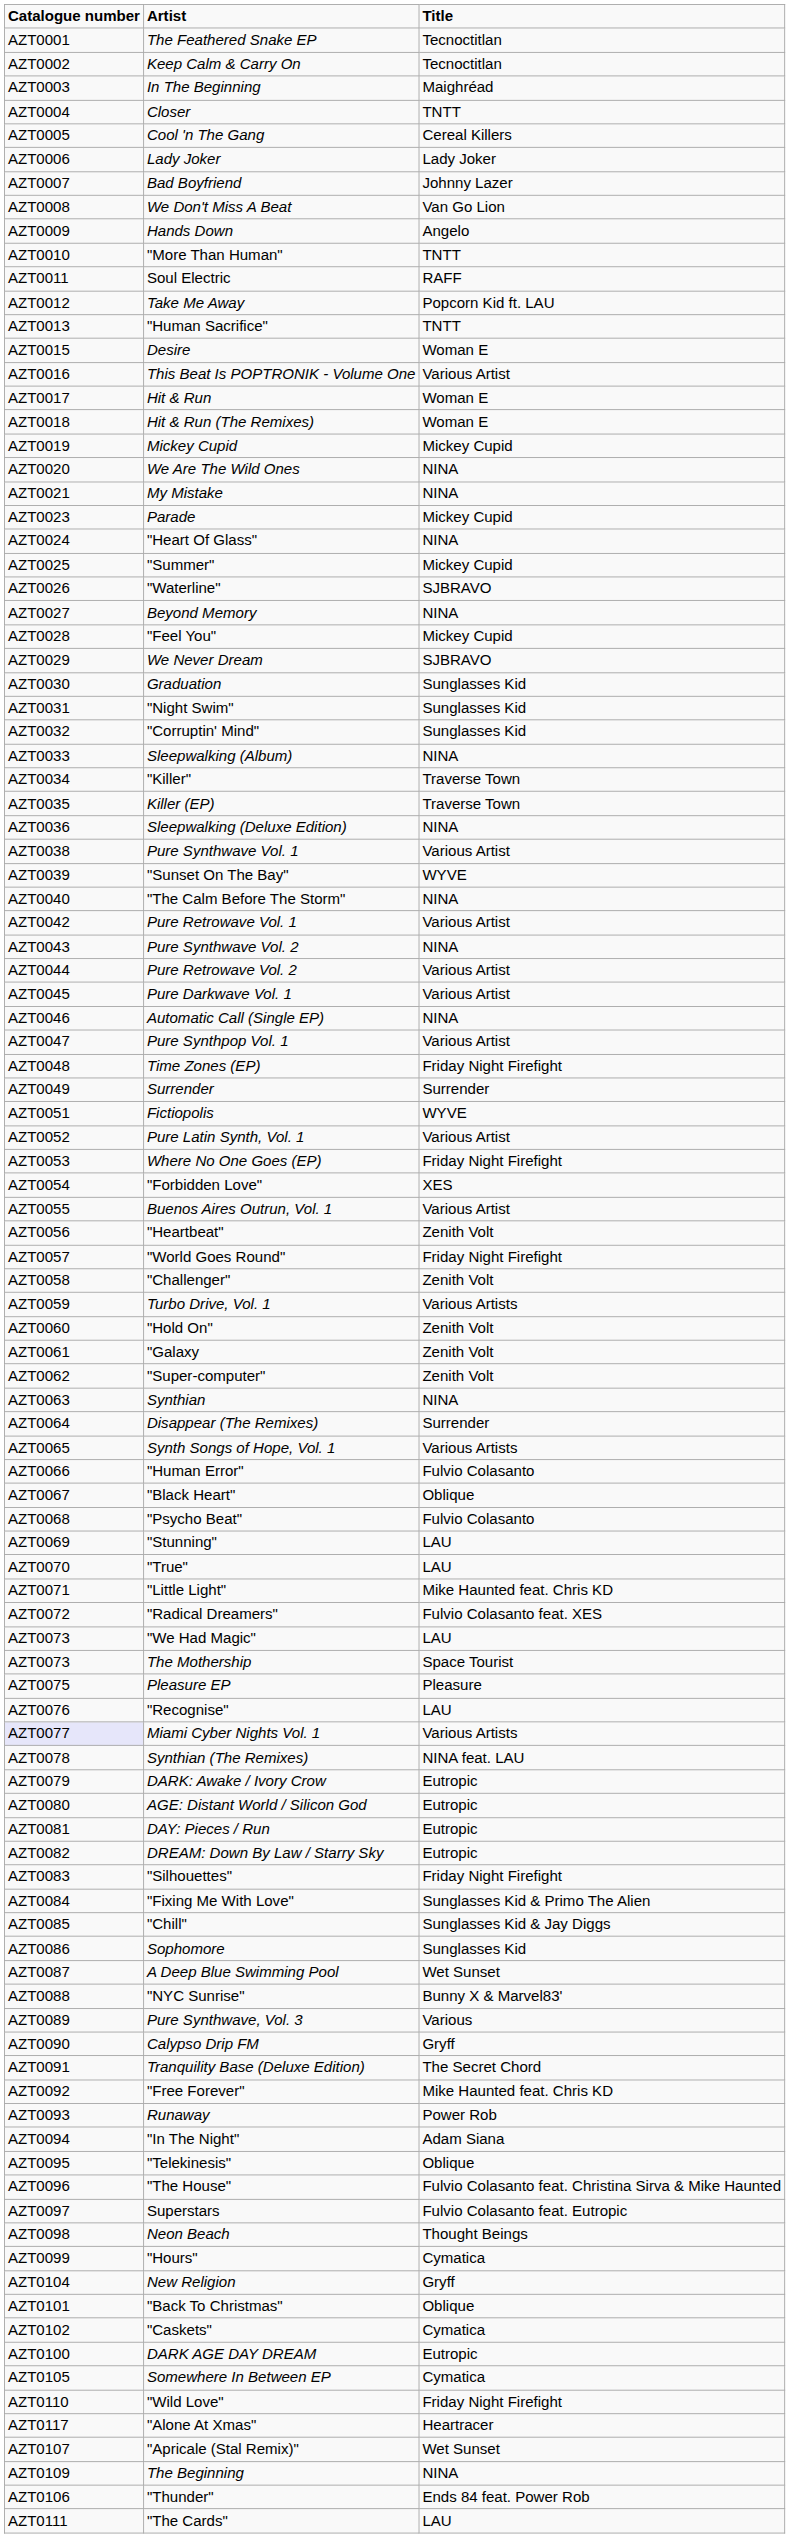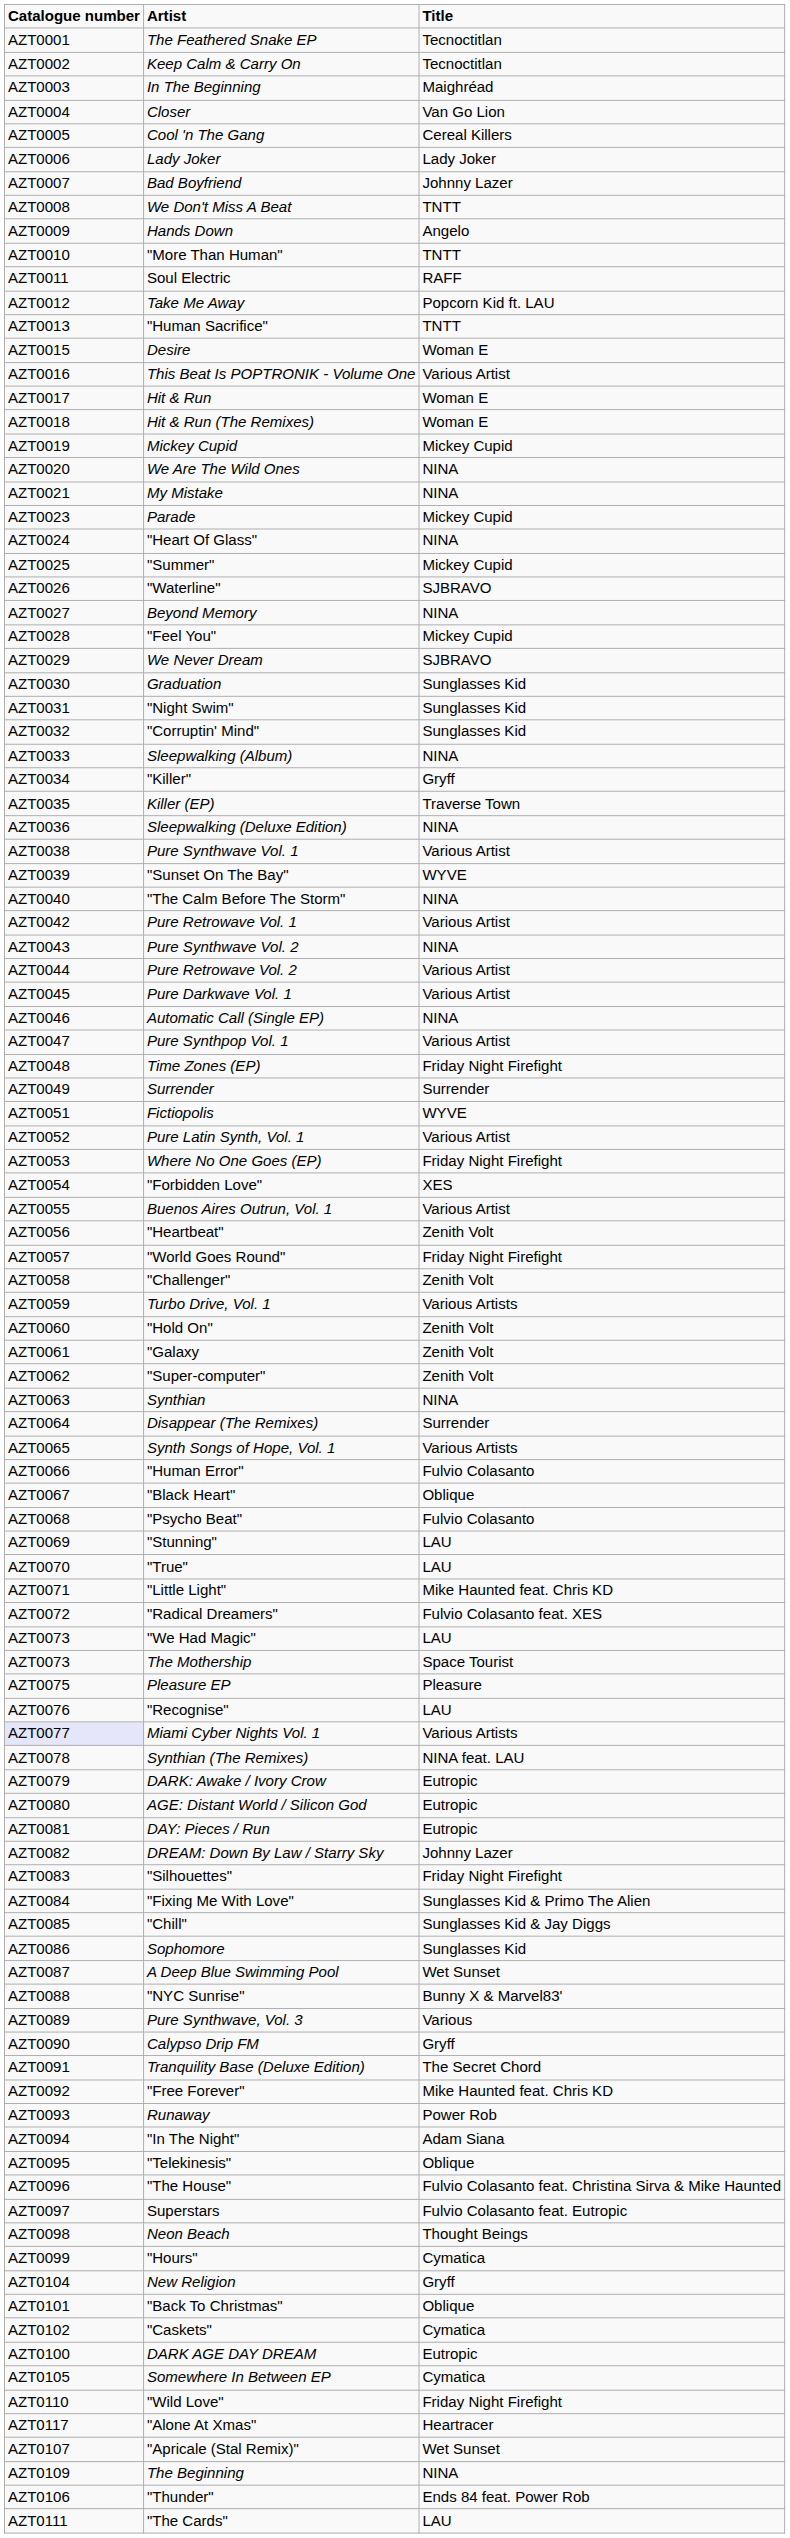(442, 111) TNTT -> (464, 111) Van Go Lion
(464, 207) Van Go Lion -> (442, 207) TNTT
(471, 779) Traverse Town -> (439, 779) Gryff
(450, 1853) Eutropic -> (468, 1853) Johnny Lazer
